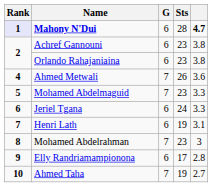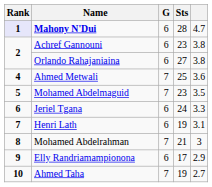(199, 29) bold -> (199, 29) normal
(182, 61) 23 -> (182, 61) 27
(182, 77) 26 -> (182, 77) 25
(199, 93) 3.3 -> (199, 93) 3.5
(182, 142) 23 -> (182, 142) 21
(199, 158) 2.8 -> (199, 158) 2.9
